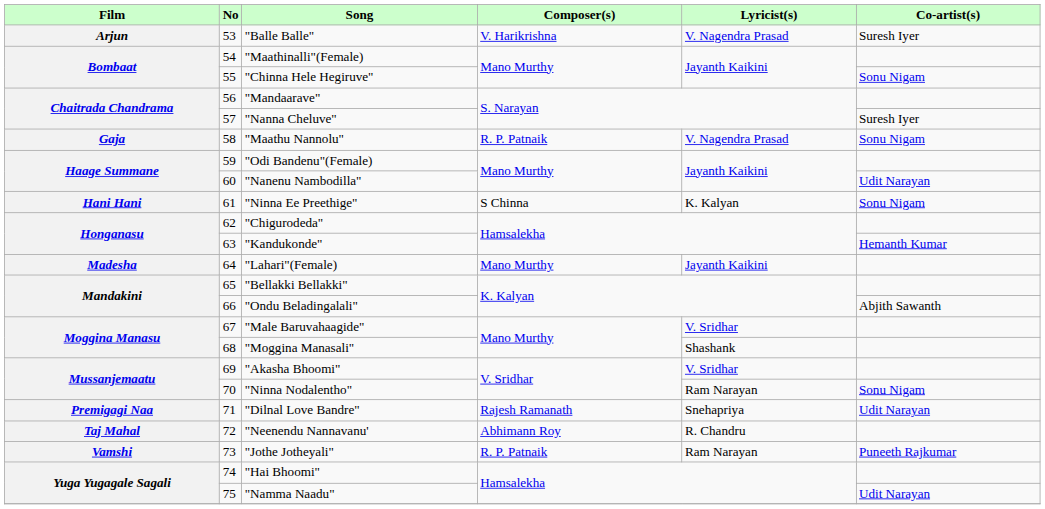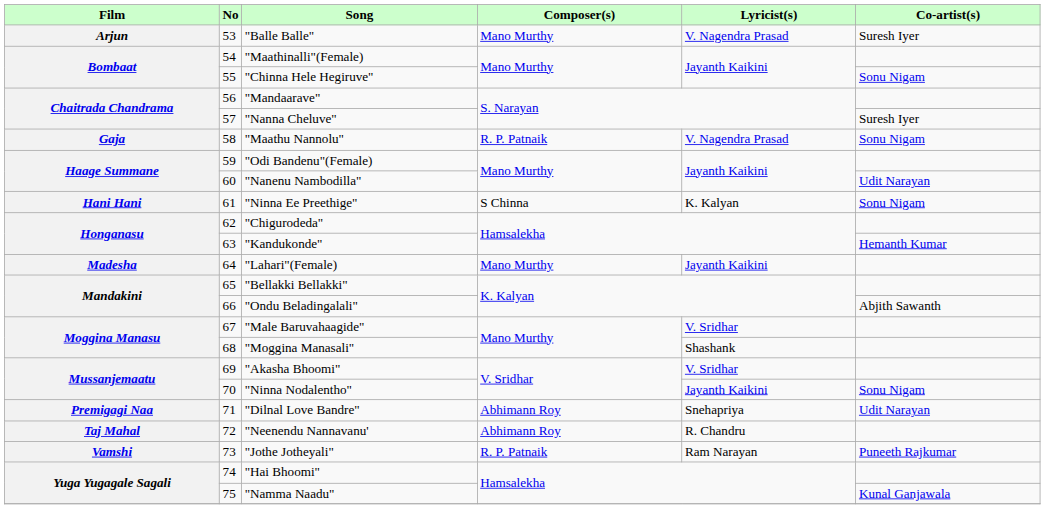(518, 35) V. Harikrishna -> (517, 35) Mano Murthy
(721, 389) Ram Narayan -> (726, 389) Jayanth Kaikini
(526, 410) Rajesh Ramanath -> (520, 410) Abhimann Roy
(895, 493) Udit Narayan -> (905, 493) Kunal Ganjawala
